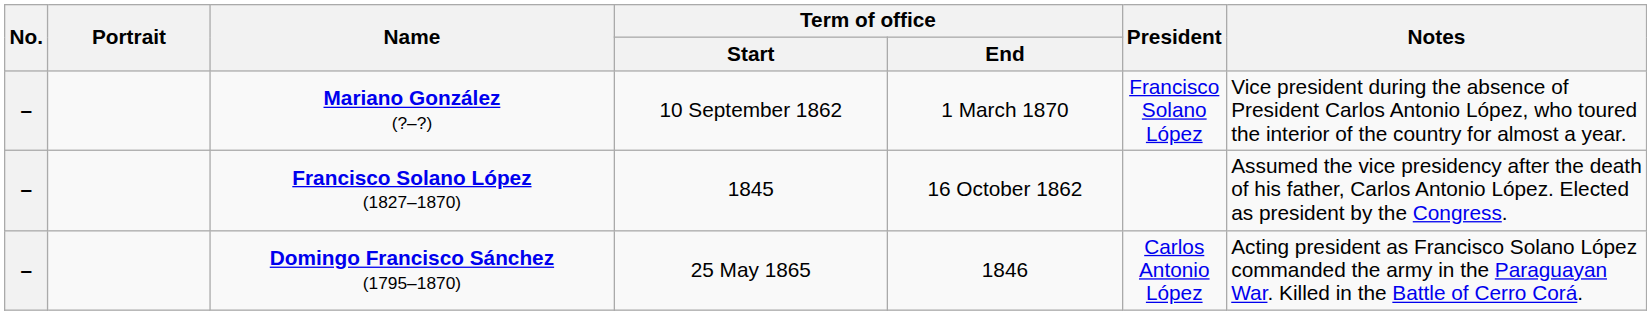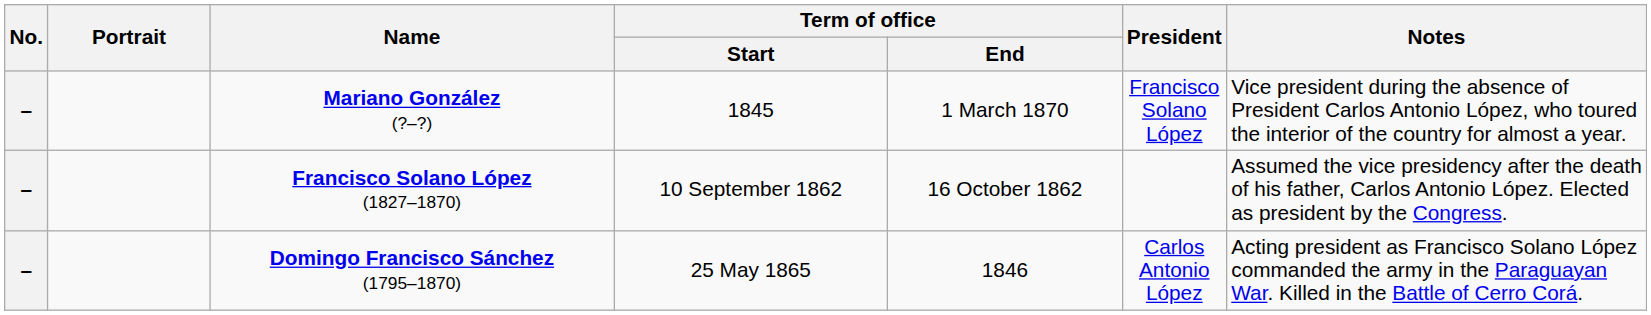(751, 110) 10 September 1862 -> (751, 110) 1845
(751, 190) 1845 -> (751, 190) 10 September 1862
